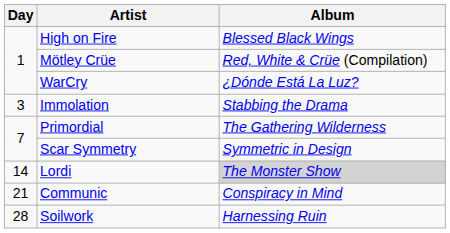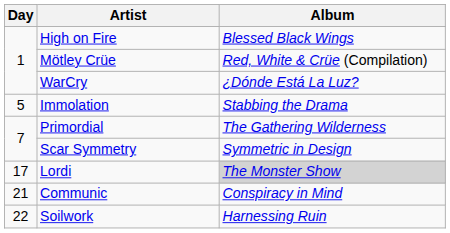(21, 104) 3 -> (21, 104) 5
(21, 171) 14 -> (21, 171) 17
(21, 216) 28 -> (21, 216) 22
